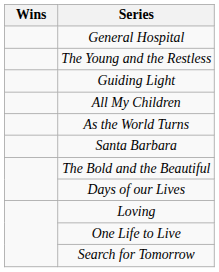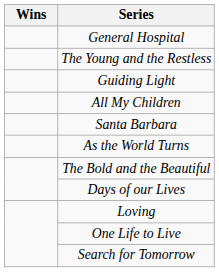rows swapped: (136, 124) <-> (136, 146)
